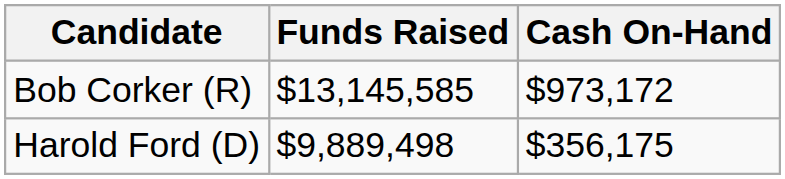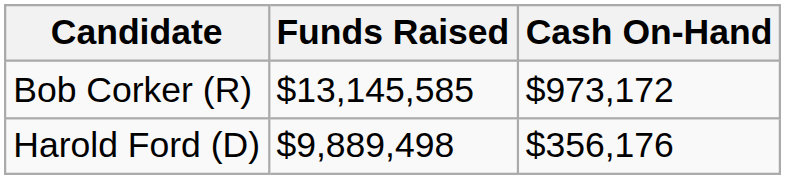(600, 145) $356,175 -> (600, 145) $356,176
